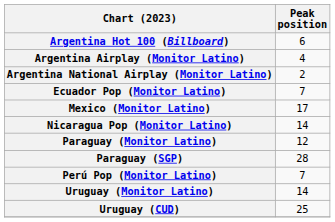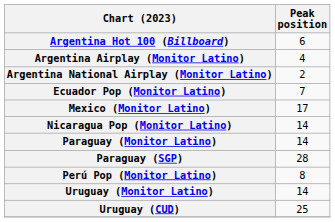(302, 142) 12 -> (302, 142) 14
(302, 175) 7 -> (302, 175) 8
